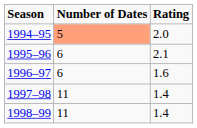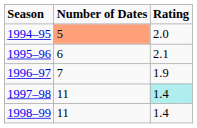(60, 73) 6 -> (60, 73) 7
(161, 73) 1.6 -> (161, 73) 1.9
(161, 93) no background -> (161, 93) paleturquoise background
